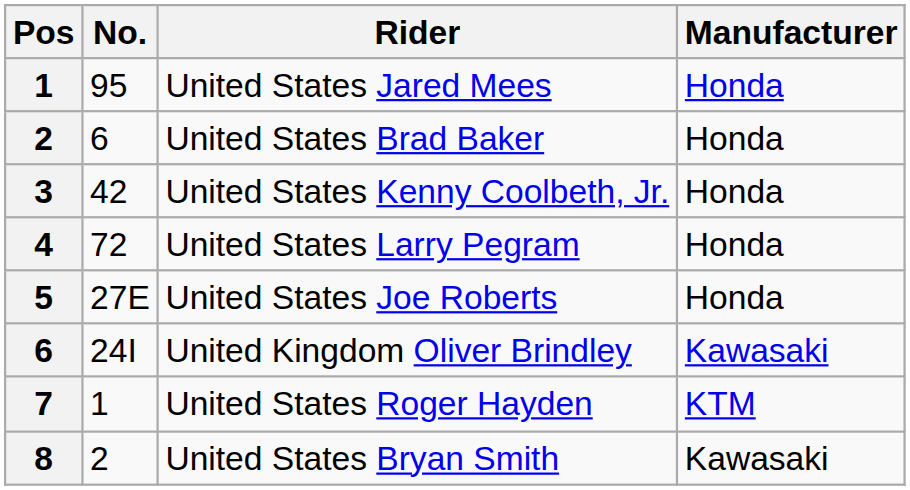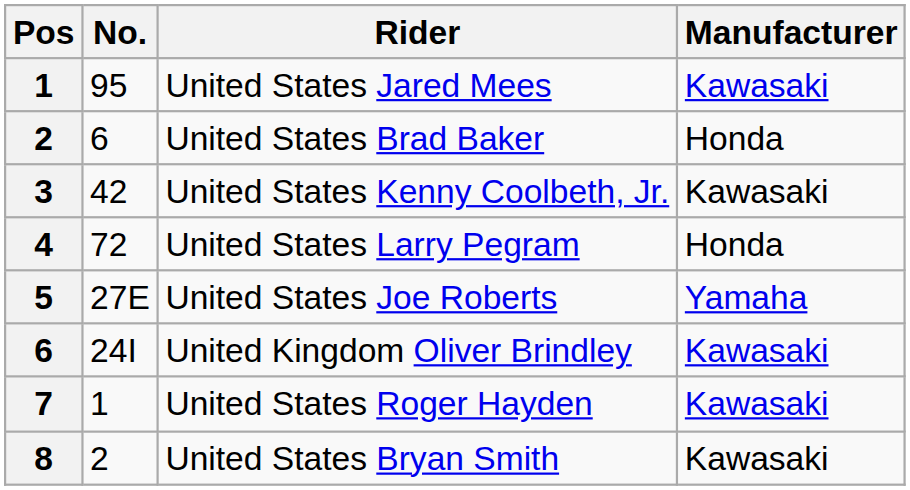(734, 85) Honda -> (757, 85) Kawasaki
(734, 191) Honda -> (757, 191) Kawasaki
(734, 298) Honda -> (746, 298) Yamaha
(720, 404) KTM -> (757, 404) Kawasaki
